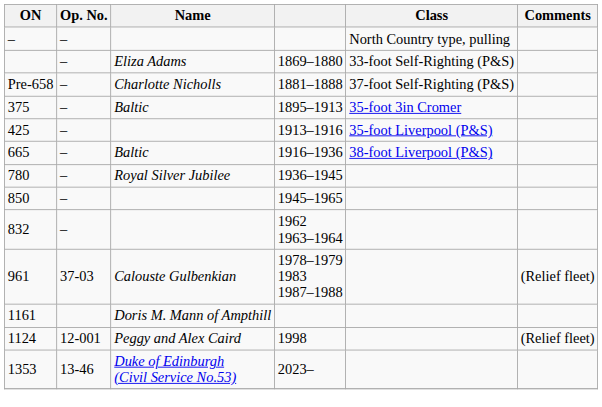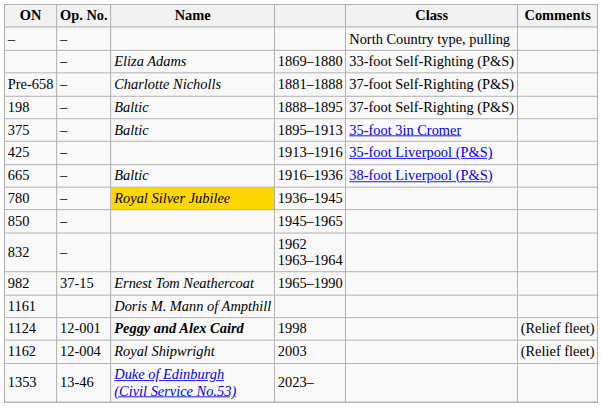+ row: (19, 107)
(172, 175) no background -> (172, 198) gold background
+ row: (19, 283)
- row: (19, 276)
(178, 338) normal -> (179, 329) bold
+ row: (22, 351)
